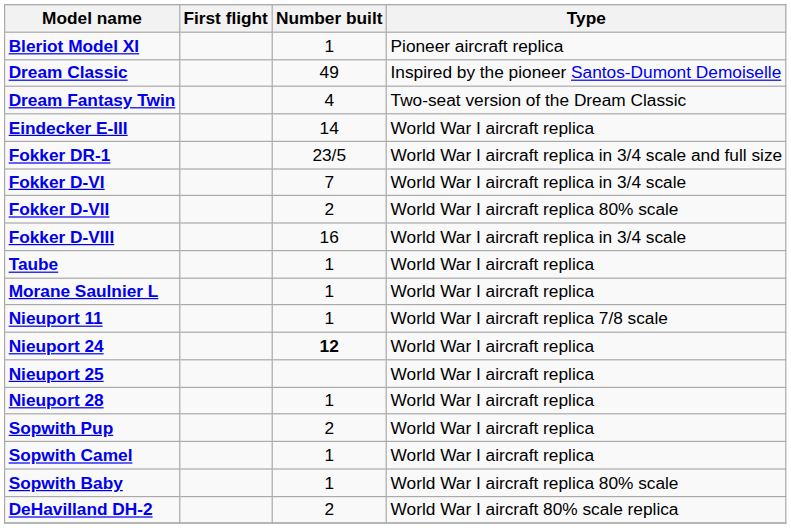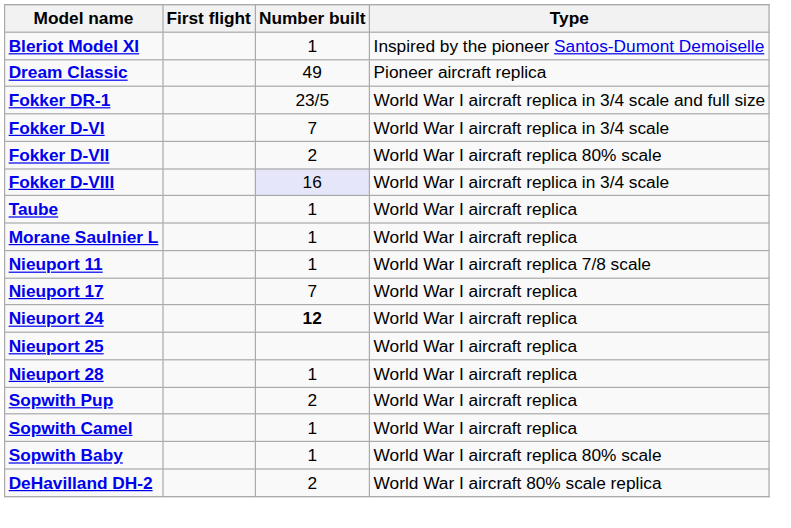(477, 46) Pioneer aircraft replica -> (569, 46) Inspired by the pioneer Santos-Dumont Demoiselle
(586, 73) Inspired by the pioneer Santos-Dumont Demoiselle -> (460, 73) Pioneer aircraft replica
- row: (92, 101)
- row: (68, 128)
(329, 237) no background -> (312, 182) lavender background
+ row: (56, 292)
